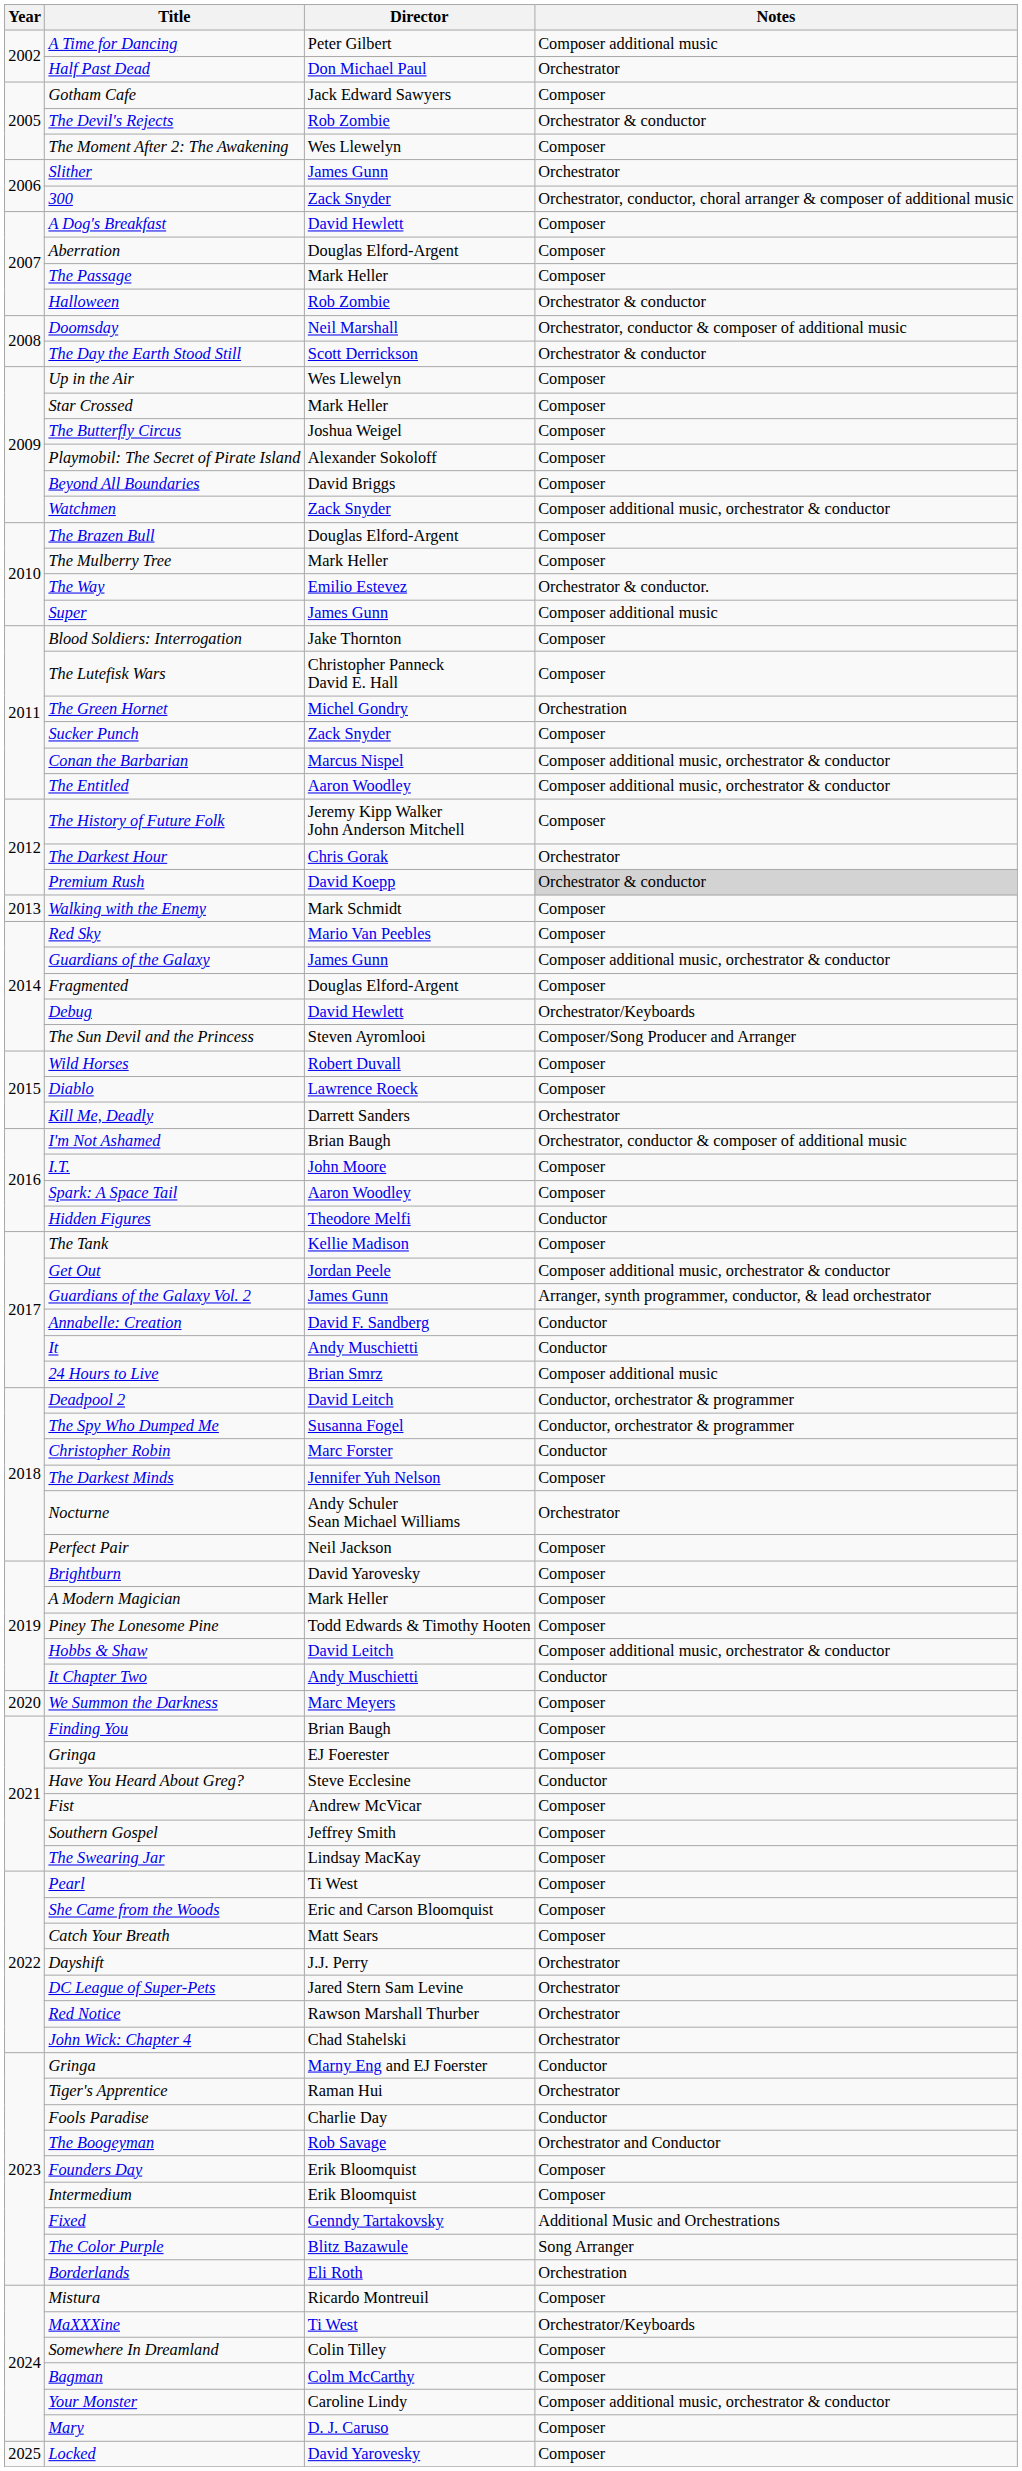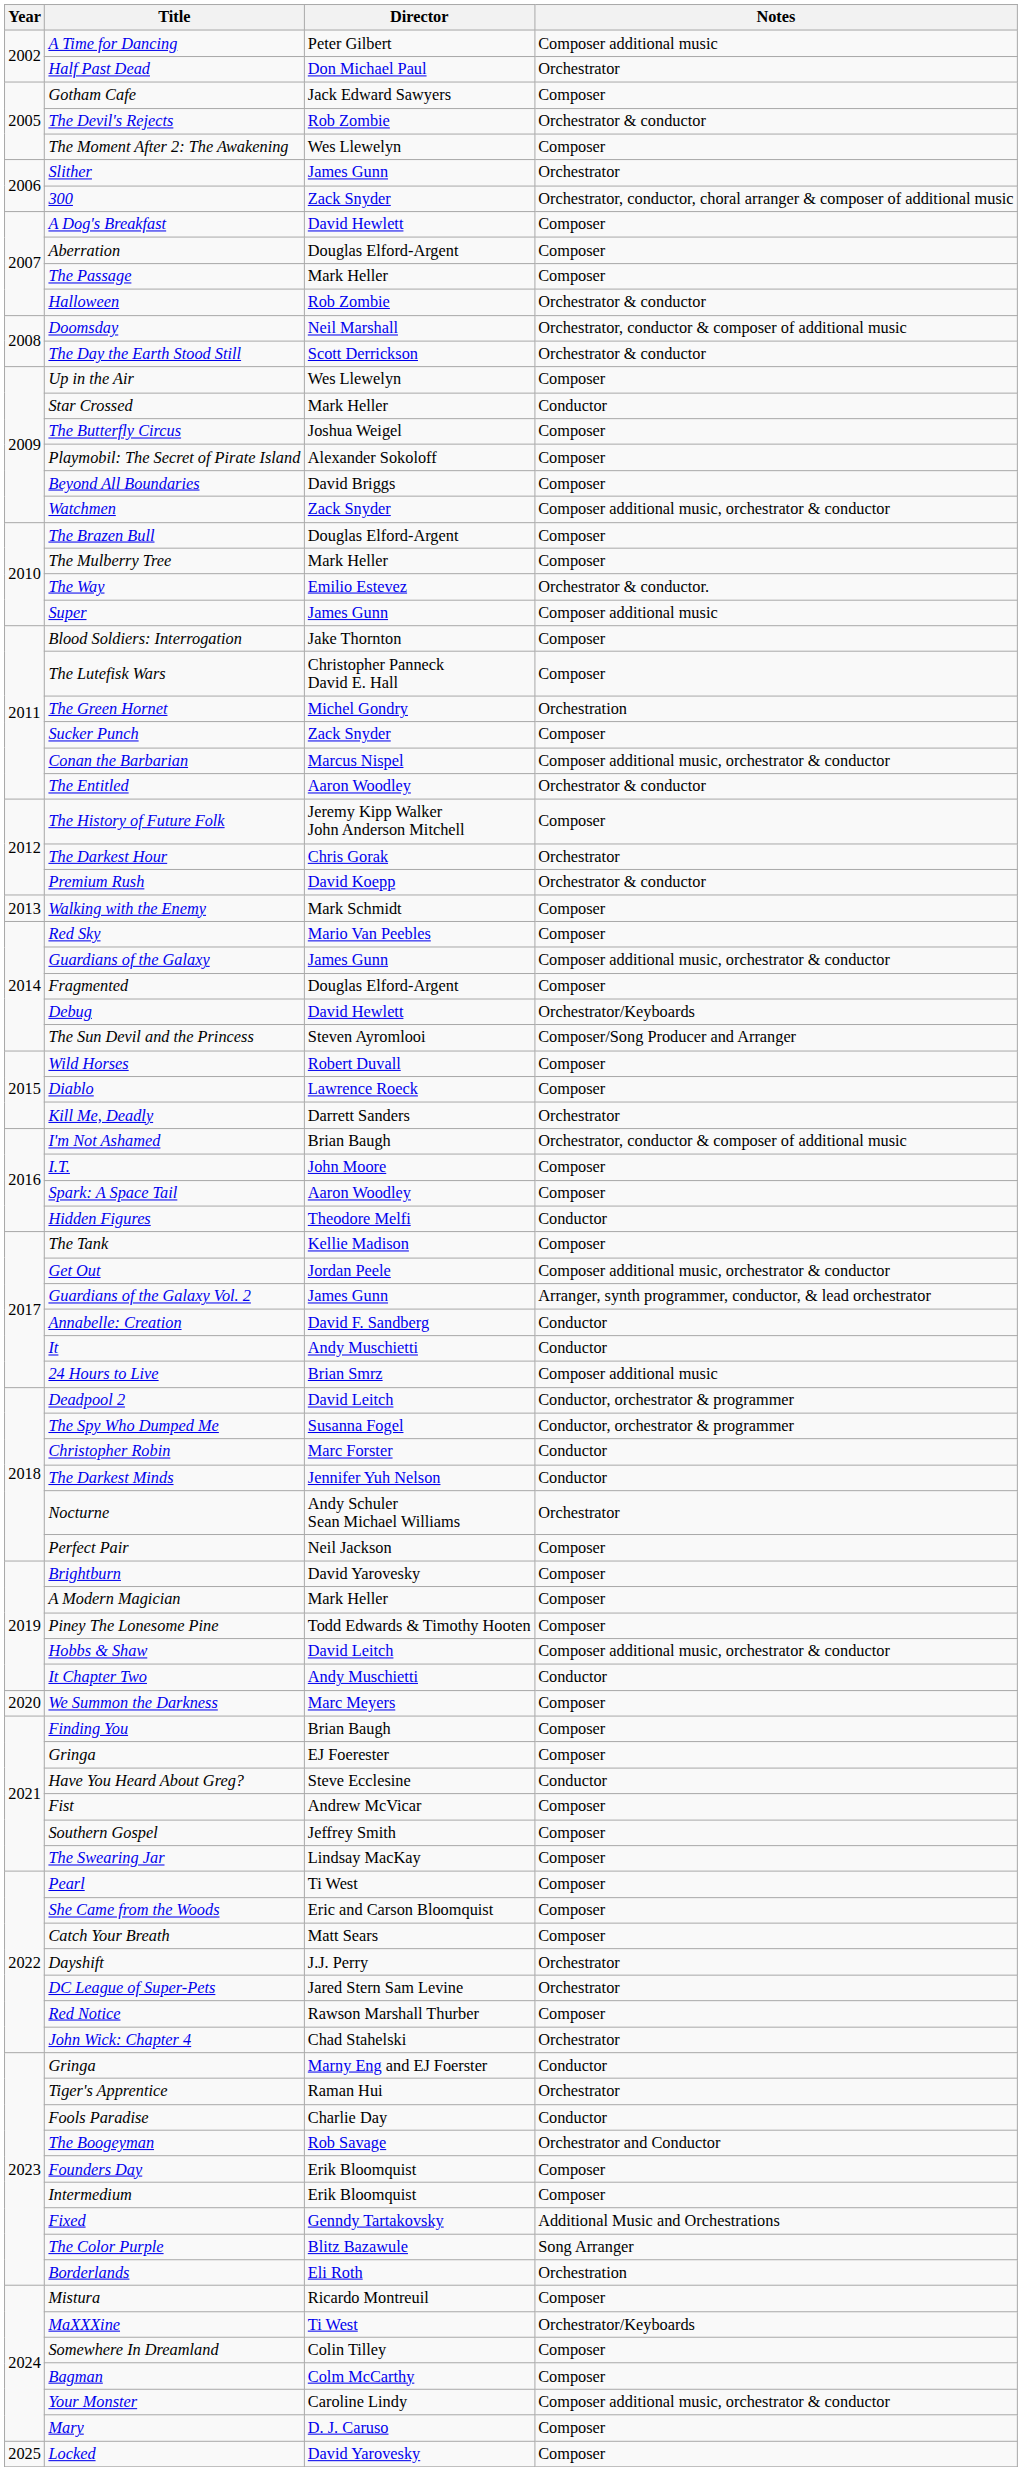(572, 405) Composer -> (573, 405) Conductor
(714, 786) Composer additional music, orchestrator & conductor -> (622, 786) Orchestrator & conductor
(622, 882) lightgrey background -> (622, 882) no background
(572, 1477) Composer -> (573, 1477) Conductor
(579, 2013) Orchestrator -> (572, 2013) Composer
